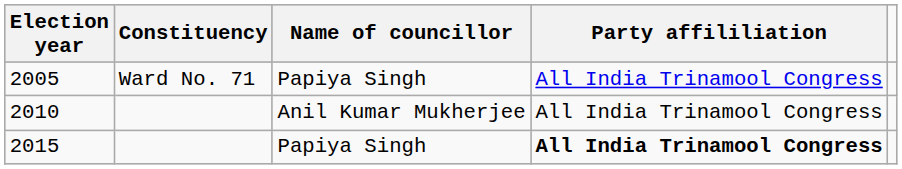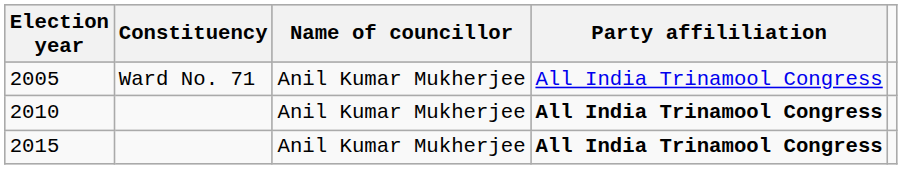(352, 79) Papiya Singh -> (402, 79) Anil Kumar Mukherjee
(709, 113) normal -> (709, 113) bold
(352, 147) Papiya Singh -> (402, 147) Anil Kumar Mukherjee
